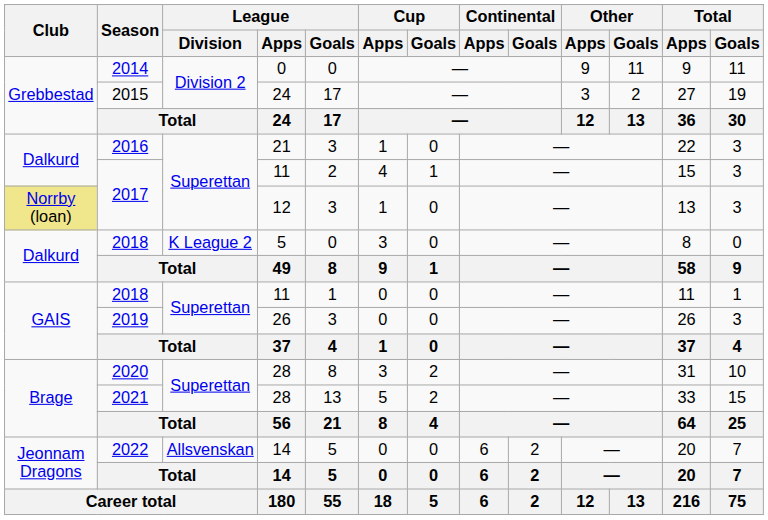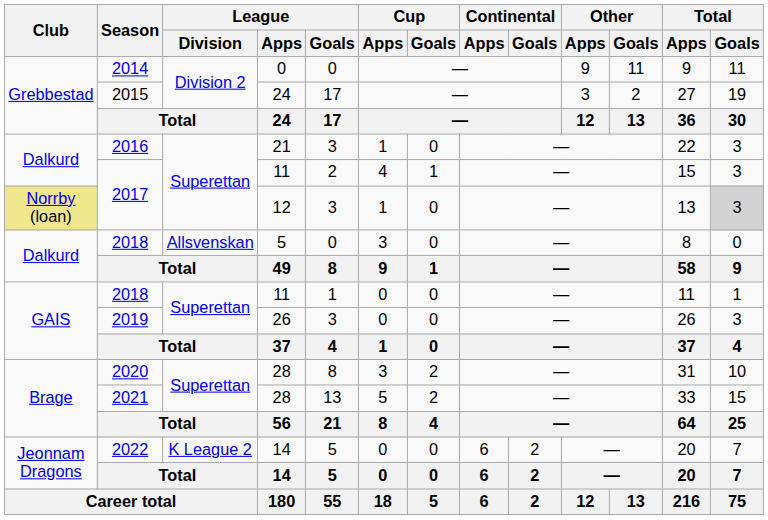(737, 207) no background -> (737, 207) lightgrey background
(210, 242) K League 2 -> (210, 242) Allsvenskan
(210, 449) Allsvenskan -> (210, 449) K League 2
